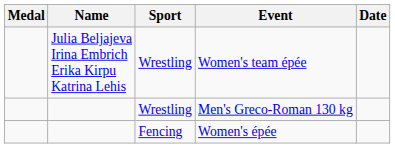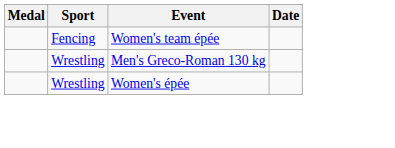- column: (92, 15)
(165, 62) Wrestling -> (73, 38) Fencing
(160, 132) Fencing -> (78, 83) Wrestling
